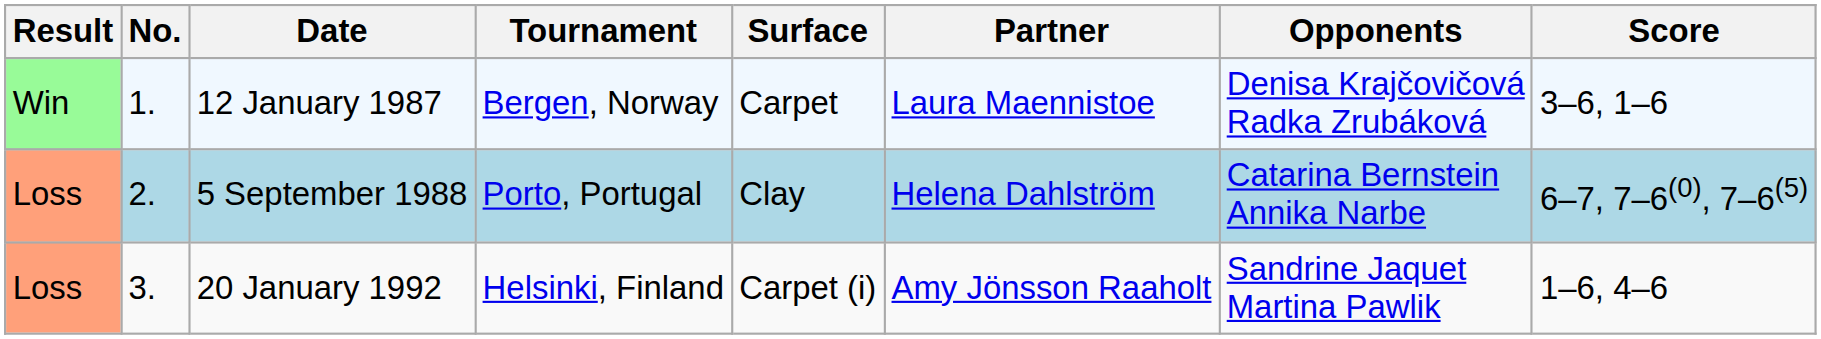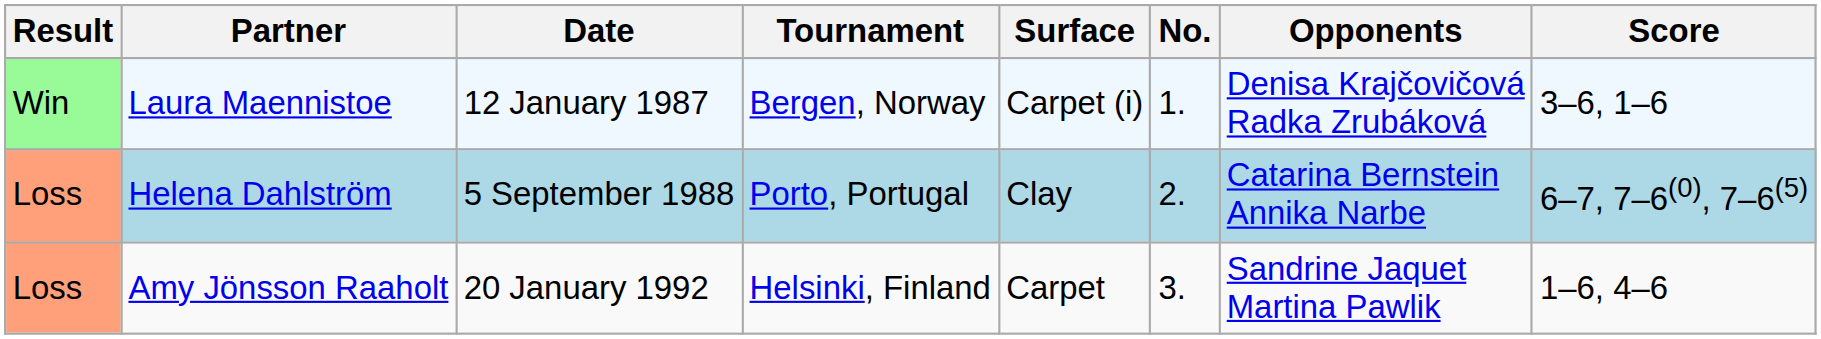columns swapped: (155, 30) <-> (1051, 30)
(789, 103) Carpet -> (1075, 103) Carpet (i)
(808, 286) Carpet (i) -> (1056, 286) Carpet
